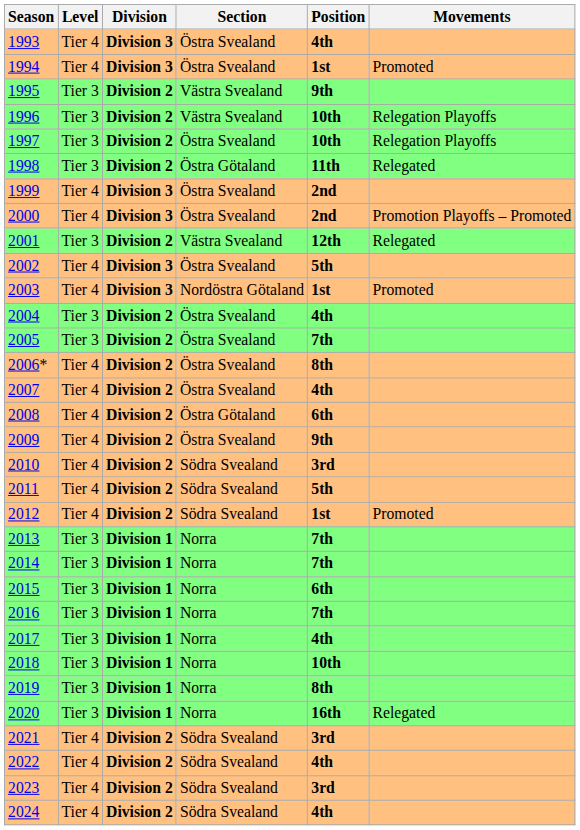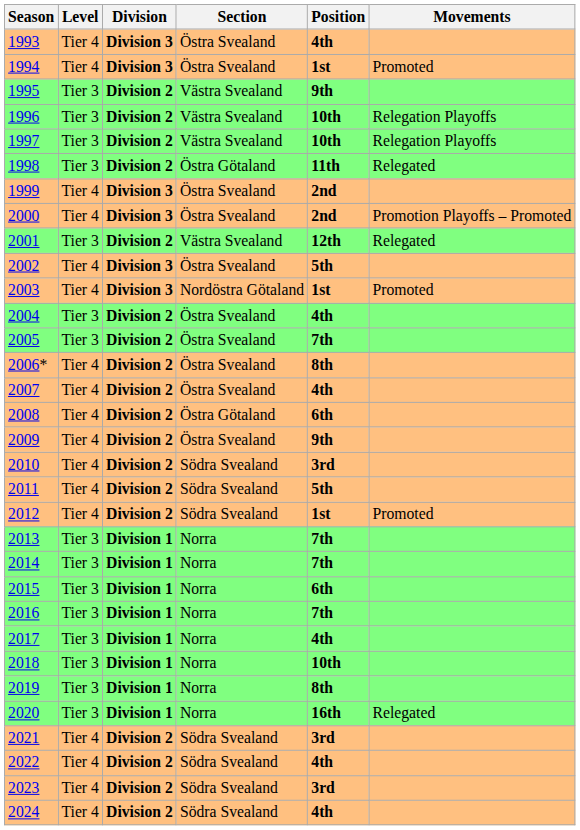(228, 141) Östra Svealand -> (231, 141) Västra Svealand
